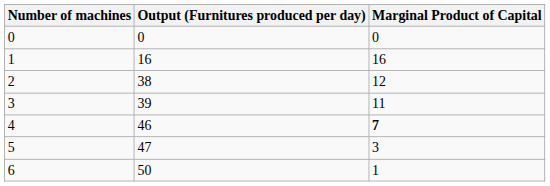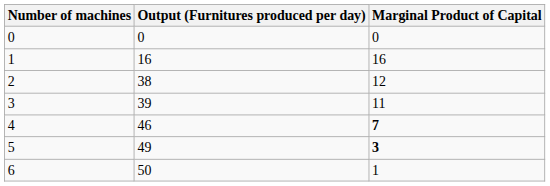(144, 147) 47 -> (144, 147) 49
(376, 147) normal -> (376, 147) bold
